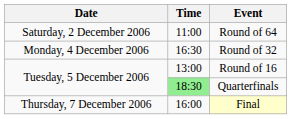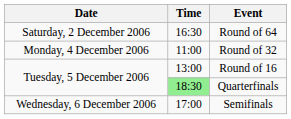(189, 31) 11:00 -> (189, 31) 16:30
(189, 50) 16:30 -> (189, 50) 11:00
+ row: (248, 104)
- row: (248, 104)
